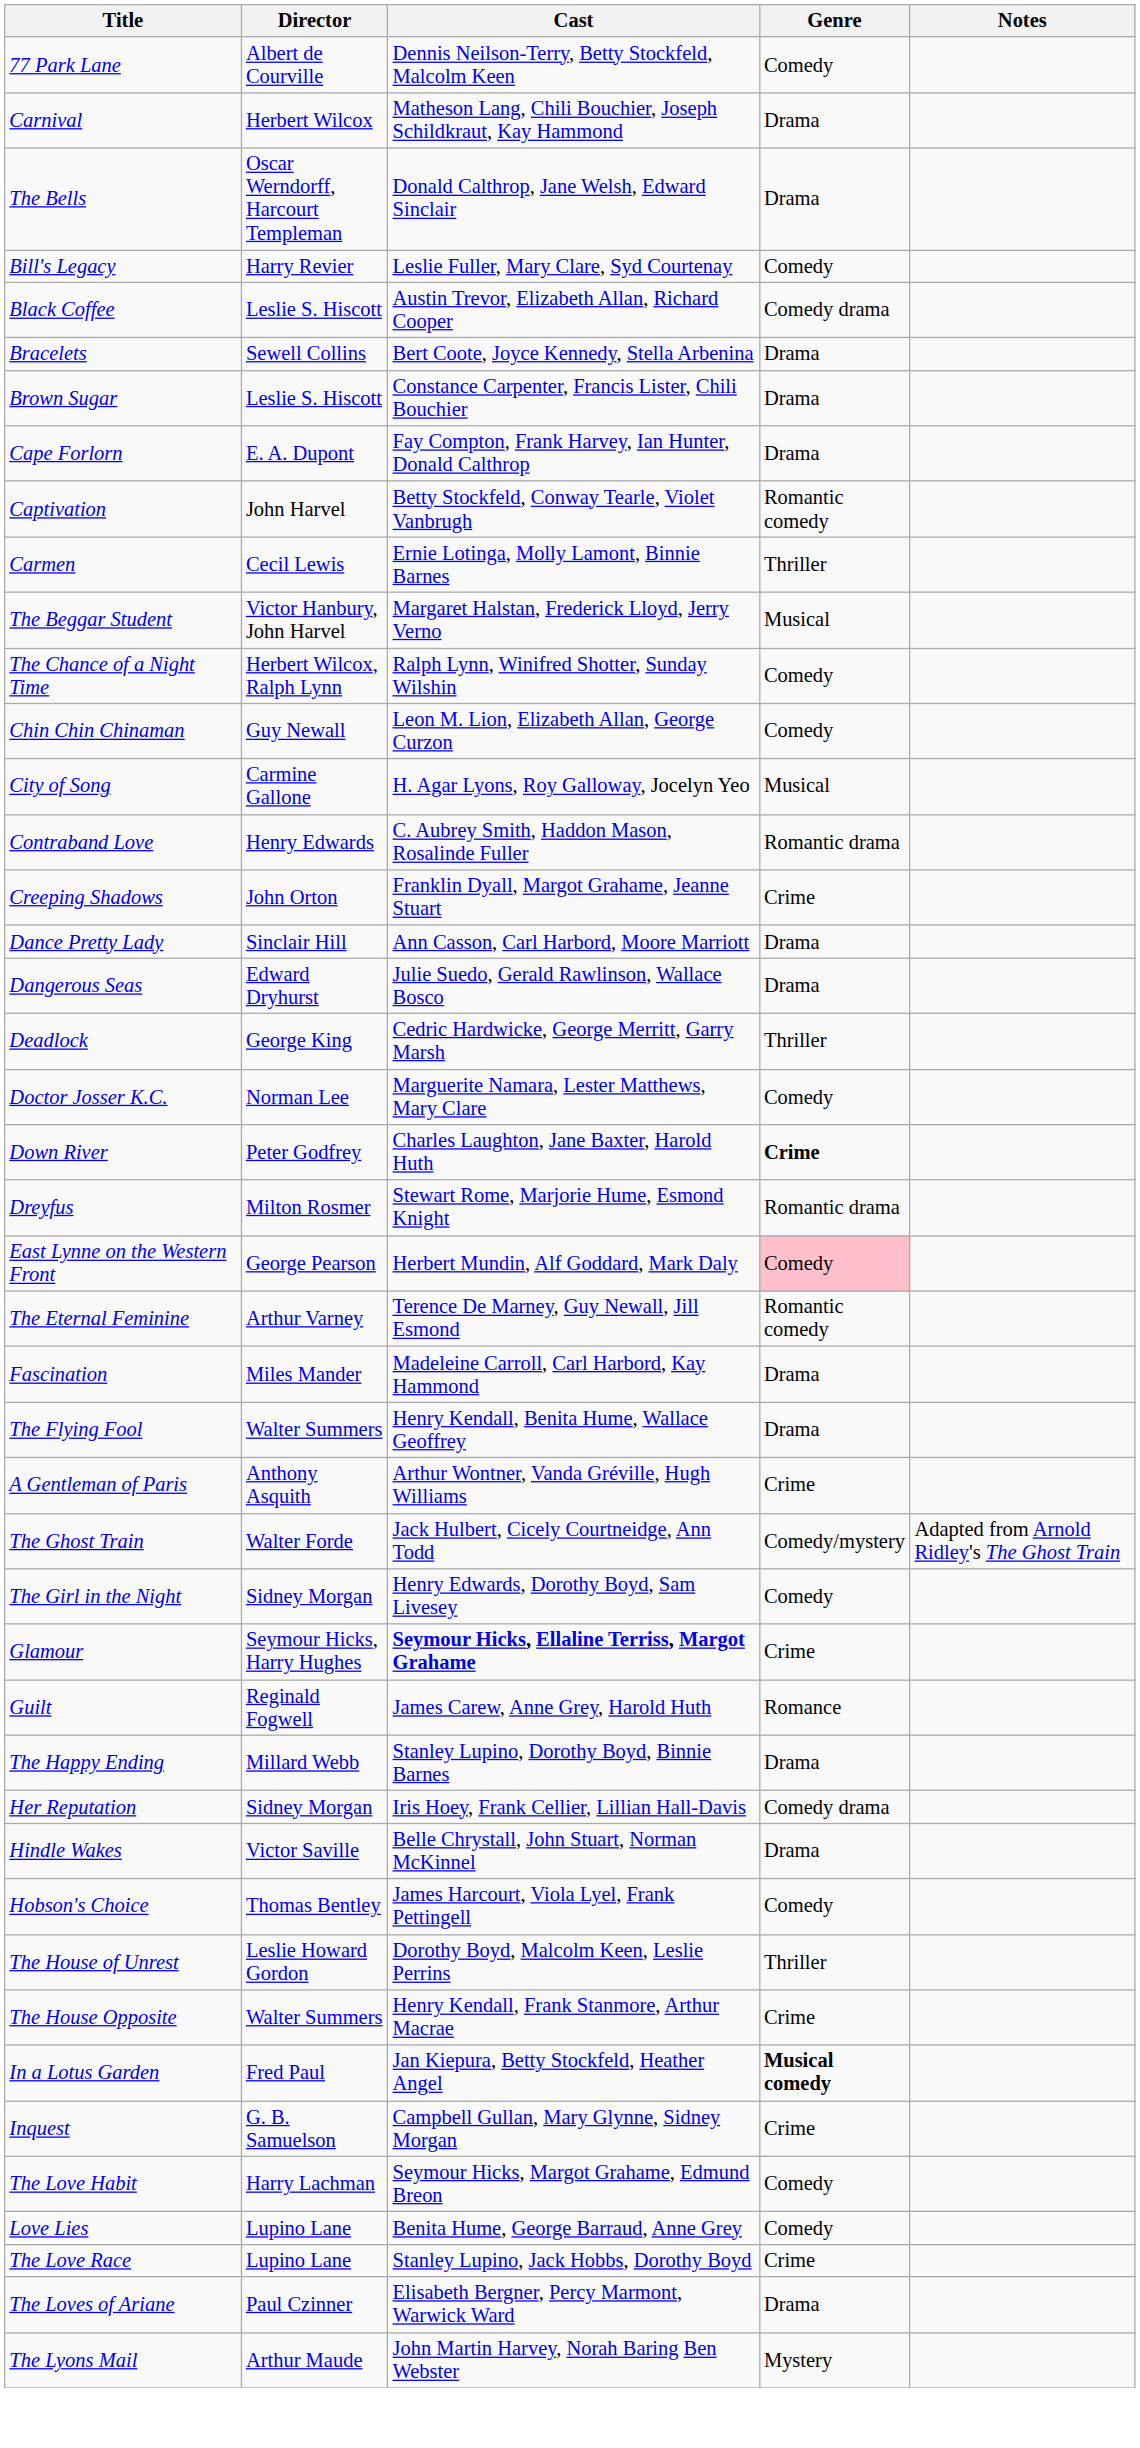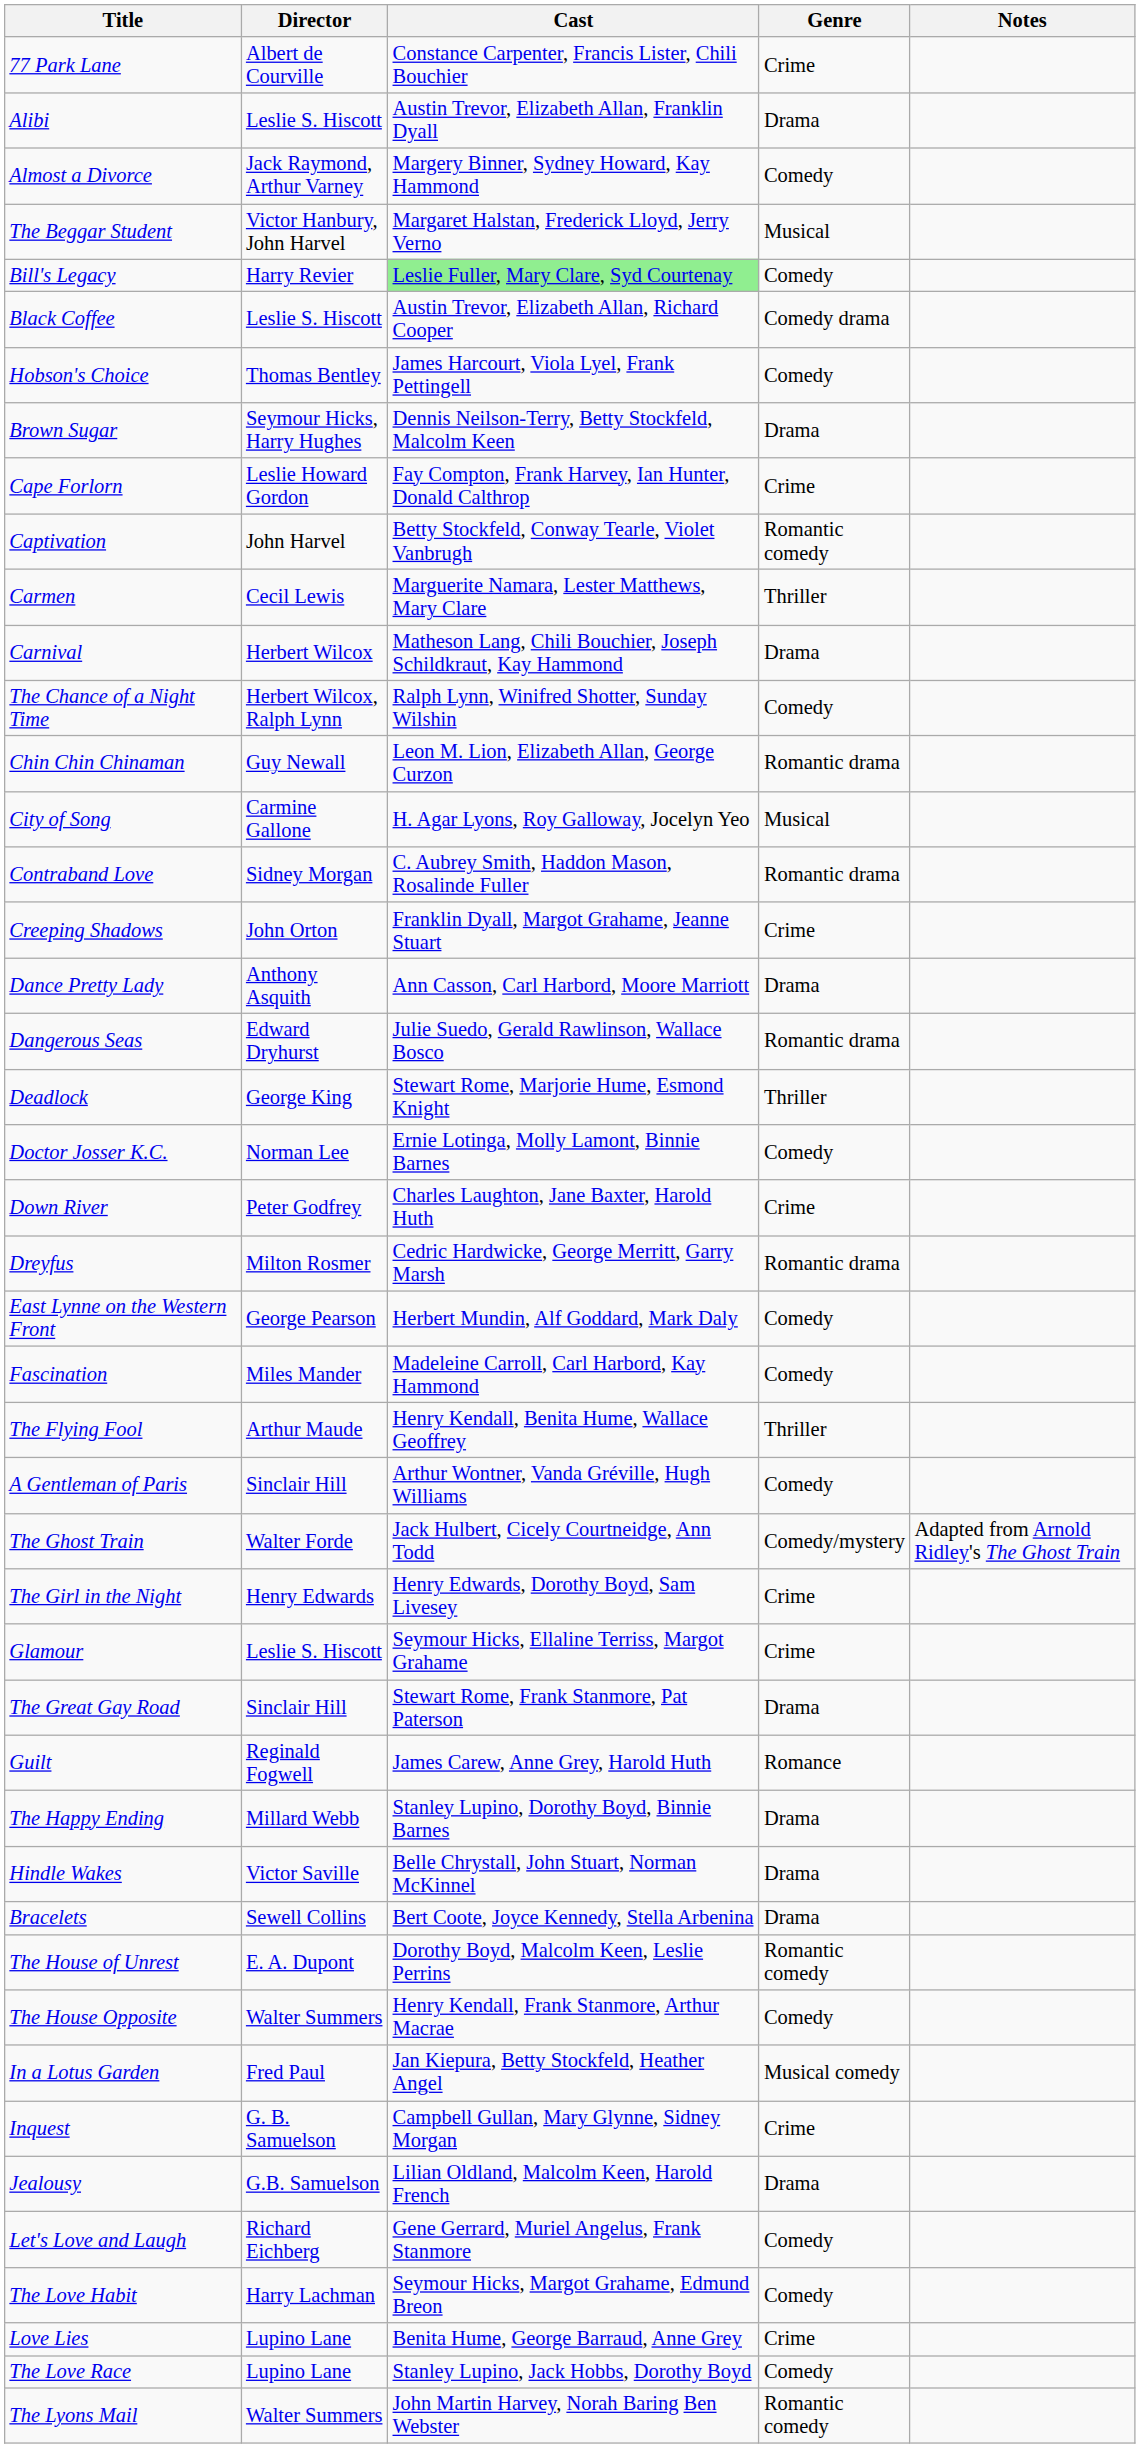(552, 64) Dennis Neilson-Terry, Betty Stockfeld, Malcolm Keen -> (565, 64) Constance Carpenter, Francis Lister, Chili Bouchier
(799, 64) Comedy -> (789, 64) Crime
+ row: (29, 120)
+ row: (81, 175)
rows swapped: (91, 619) <-> (46, 120)
- row: (48, 198)
(562, 265) no background -> (562, 275) lightgreen background
rows swapped: (48, 353) <-> (79, 1906)
(314, 397) Leslie S. Hiscott -> (312, 430) Seymour Hicks, Harry Hughes
(565, 397) Constance Carpenter, Francis Lister, Chili Bouchier -> (552, 430) Dennis Neilson-Terry, Betty Stockfeld, Malcolm Keen
(300, 453) E. A. Dupont -> (306, 485) Leslie Howard Gordon
(792, 453) Drama -> (789, 485) Crime
(546, 564) Ernie Lotinga, Molly Lamont, Binnie Barnes -> (549, 596) Marguerite Namara, Lester Matthews, Mary Clare
(799, 730) Comedy -> (832, 763) Romantic drama
(310, 842) Henry Edwards -> (309, 874) Sidney Morgan
(296, 941) Sinclair Hill -> (282, 985) Anthony Asquith
(792, 985) Drama -> (832, 1041) Romantic drama
(563, 1041) Cedric Hardwicke, George Merritt, Garry Marsh -> (558, 1096) Stewart Rome, Marjorie Hume, Esmond Knight
(549, 1096) Marguerite Namara, Lester Matthews, Mary Clare -> (546, 1152) Ernie Lotinga, Molly Lamont, Binnie Barnes
(792, 1152) bold -> (789, 1207) normal
(558, 1207) Stewart Rome, Marjorie Hume, Esmond Knight -> (563, 1263) Cedric Hardwicke, George Merritt, Garry Marsh
(799, 1263) pink background -> (799, 1318) no background
- row: (99, 1318)
(792, 1374) Drama -> (799, 1374) Comedy
(314, 1429) Walter Summers -> (304, 1429) Arthur Maude
(792, 1429) Drama -> (795, 1429) Thriller
(282, 1485) Anthony Asquith -> (296, 1485) Sinclair Hill
(790, 1485) Crime -> (799, 1485) Comedy
(309, 1596) Sidney Morgan -> (310, 1596) Henry Edwards
(799, 1596) Comedy -> (789, 1596) Crime
(312, 1651) Seymour Hicks, Harry Hughes -> (314, 1651) Leslie S. Hiscott
(569, 1651) bold -> (558, 1651) normal
+ row: (95, 1707)
- row: (73, 1806)
(306, 1961) Leslie Howard Gordon -> (300, 1961) E. A. Dupont
(795, 1961) Thriller -> (804, 1961) Romantic comedy
(790, 2017) Crime -> (799, 2017) Comedy
(799, 2072) bold -> (832, 2072) normal
+ row: (45, 2183)
+ row: (98, 2239)
(799, 2227) Comedy -> (789, 2338) Crime
(790, 2260) Crime -> (799, 2371) Comedy
- row: (92, 2304)
(304, 2359) Arthur Maude -> (314, 2415) Walter Summers
(798, 2359) Mystery -> (804, 2415) Romantic comedy
